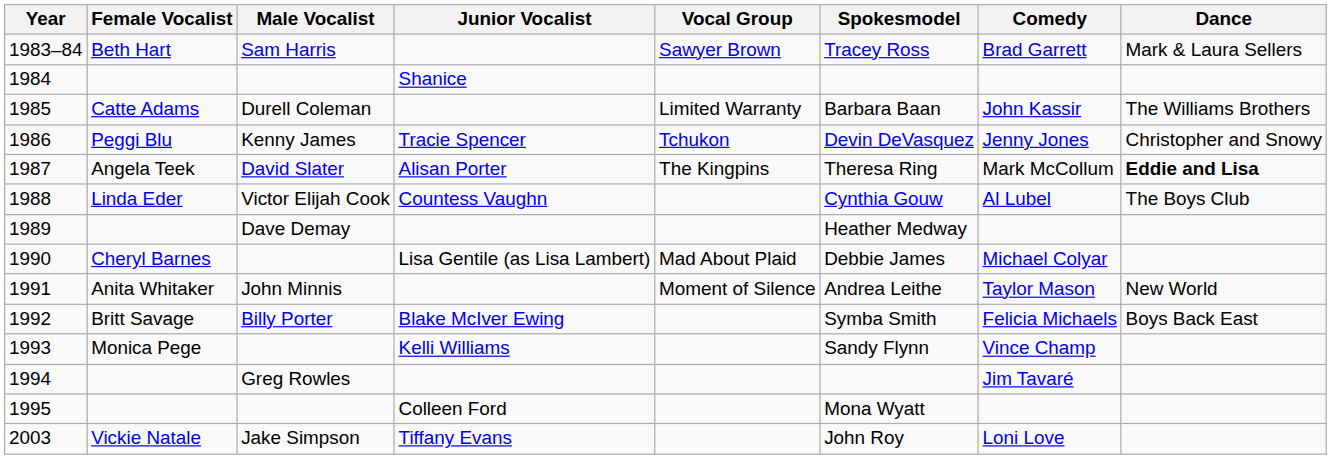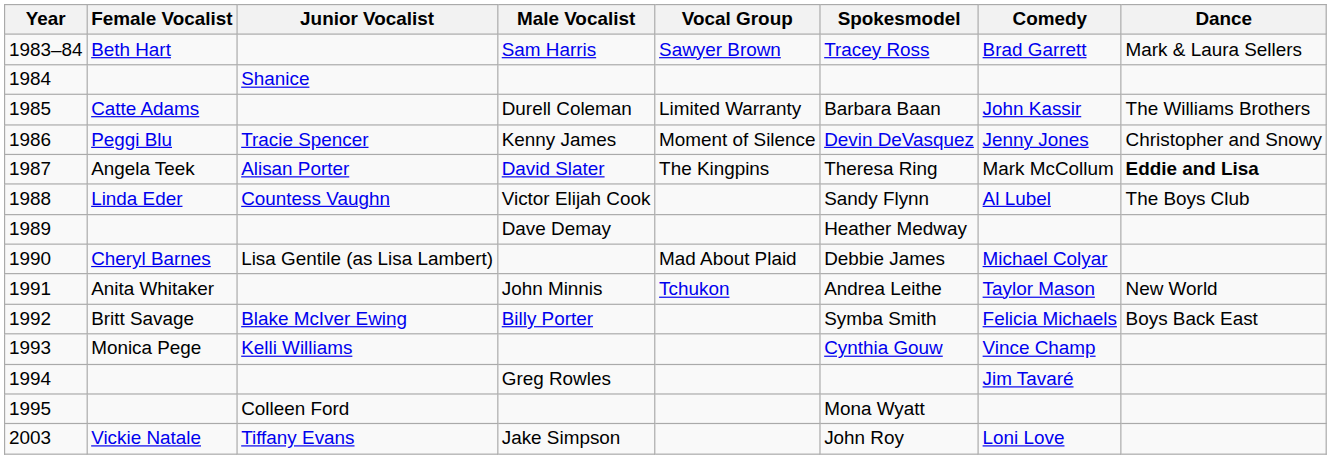columns swapped: (316, 19) <-> (524, 19)
(694, 139) Tchukon -> (737, 139) Moment of Silence
(883, 199) Cynthia Gouw -> (877, 199) Sandy Flynn
(737, 288) Moment of Silence -> (694, 288) Tchukon
(877, 348) Sandy Flynn -> (883, 348) Cynthia Gouw
